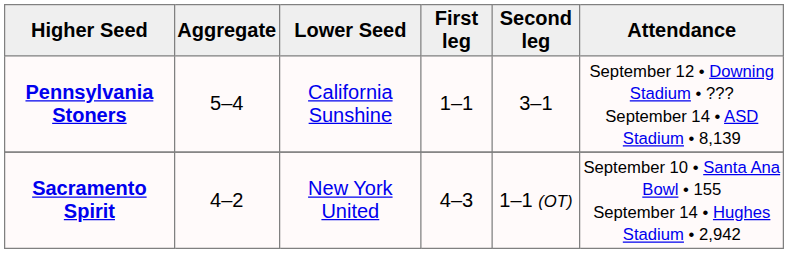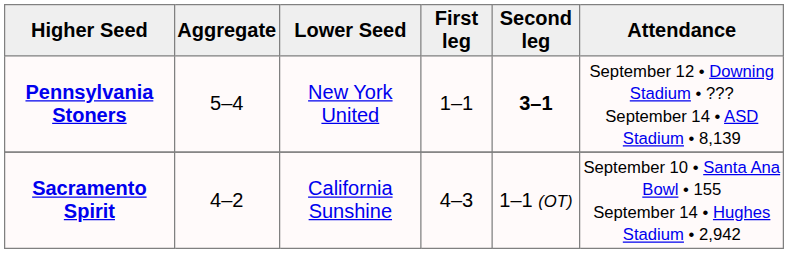(350, 103) California Sunshine -> (350, 103) New York United
(536, 103) normal -> (536, 103) bold
(350, 200) New York United -> (350, 200) California Sunshine
